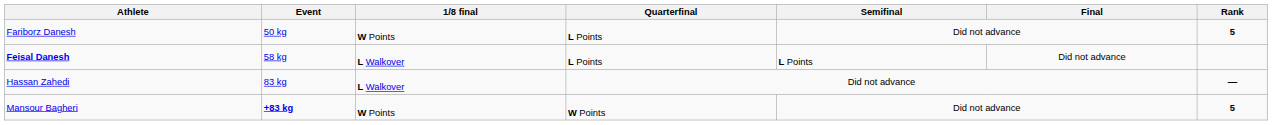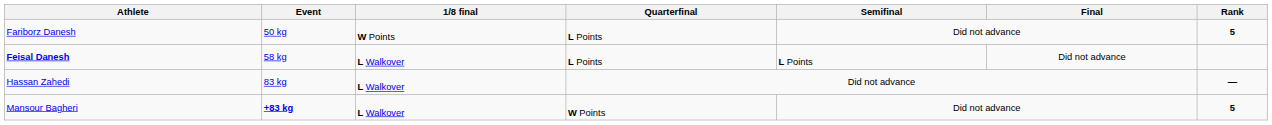(376, 113) W Points -> (381, 113) L Walkover
